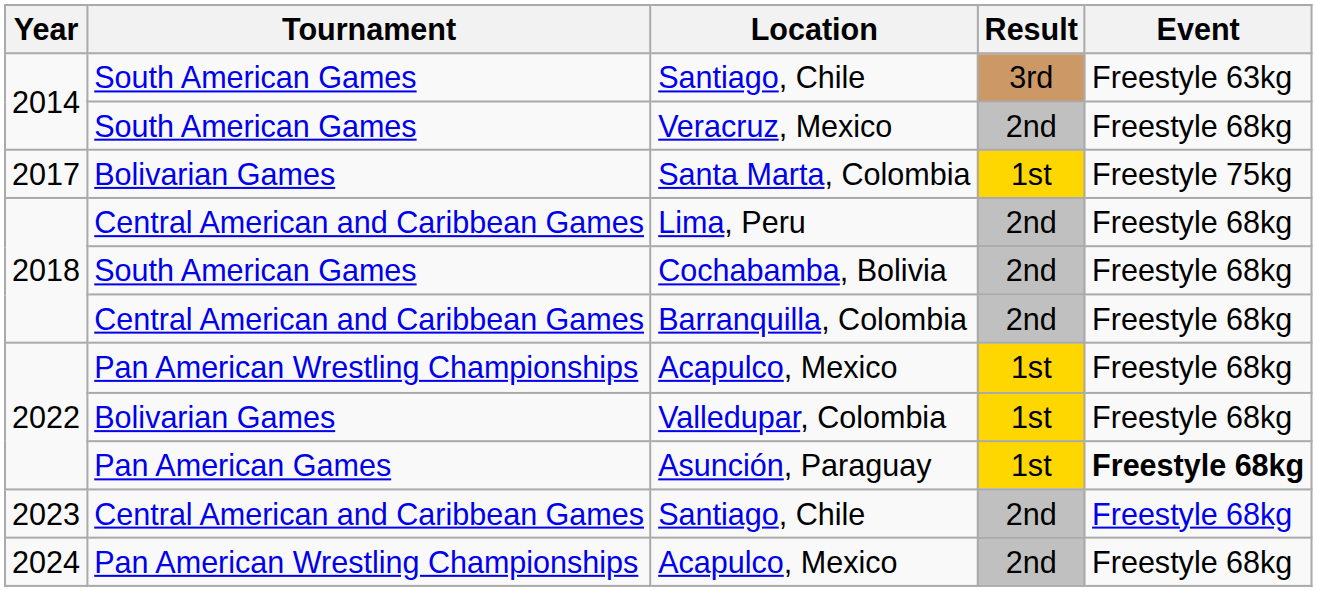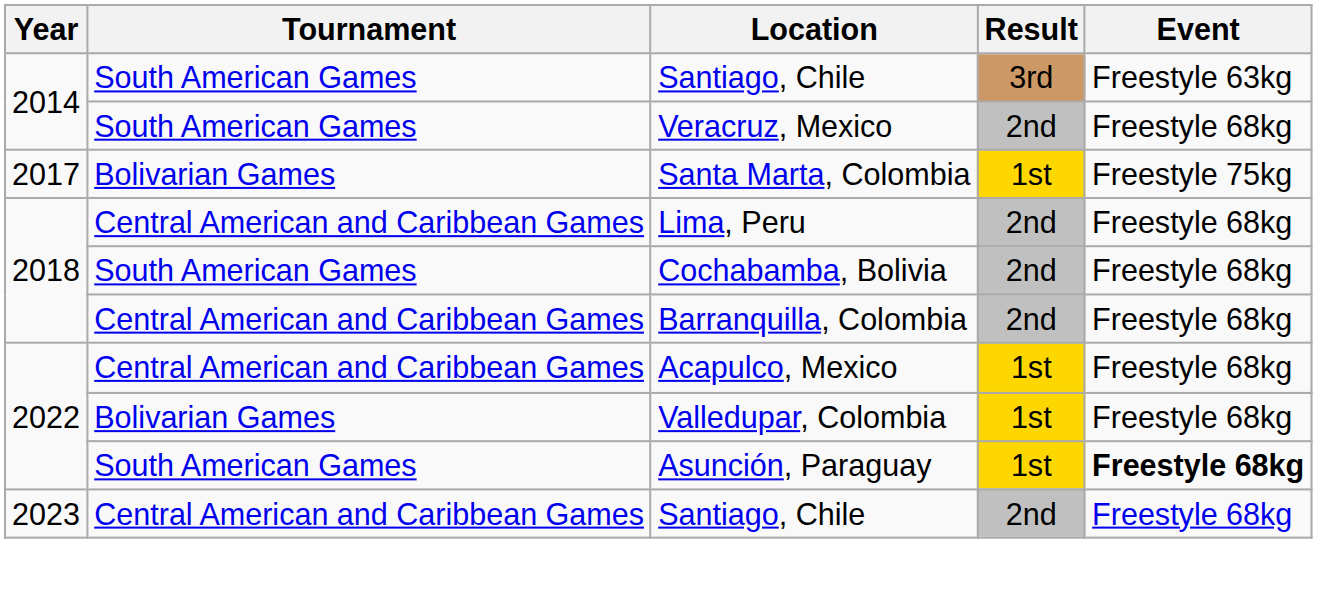(366, 368) Pan American Wrestling Championships -> (369, 368) Central American and Caribbean Games
(243, 465) Pan American Games -> (255, 465) South American Games
- row: (46, 561)
